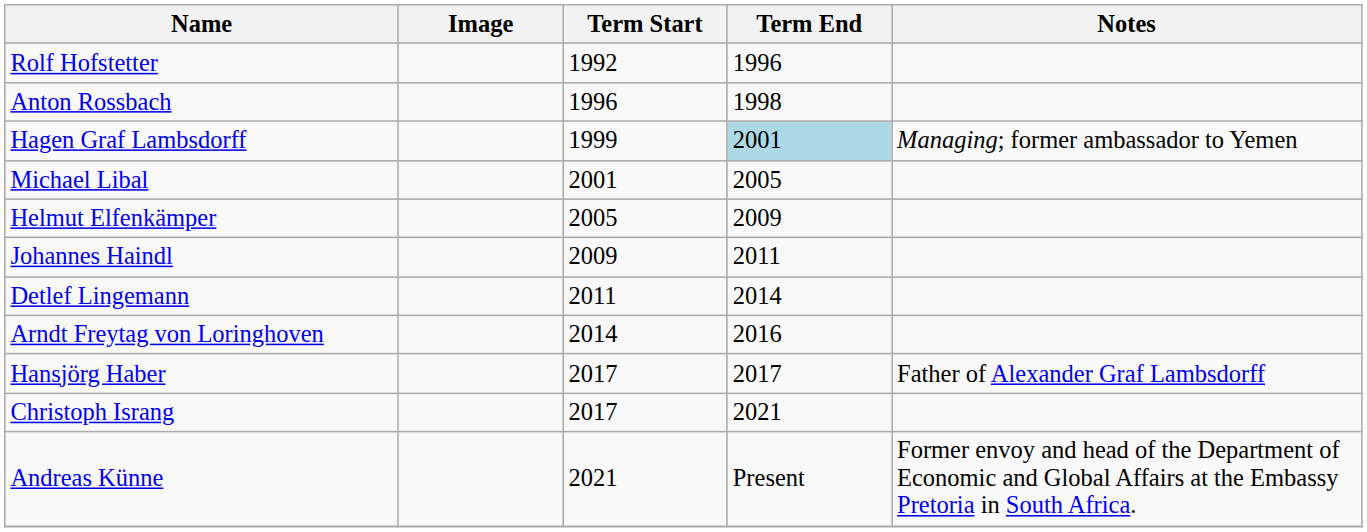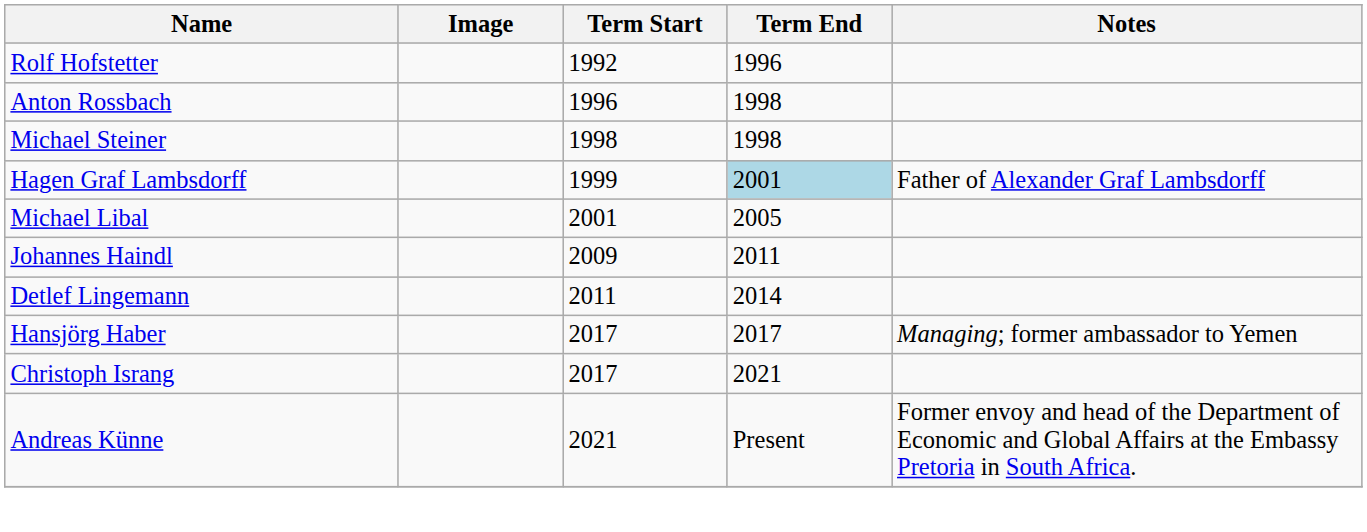+ row: (88, 140)
(1097, 140) Managing; former ambassador to Yemen -> (1081, 179) Father of Alexander Graf Lambsdorff
- row: (113, 218)
- row: (167, 334)
(1081, 373) Father of Alexander Graf Lambsdorff -> (1097, 334) Managing; former ambassador to Yemen
